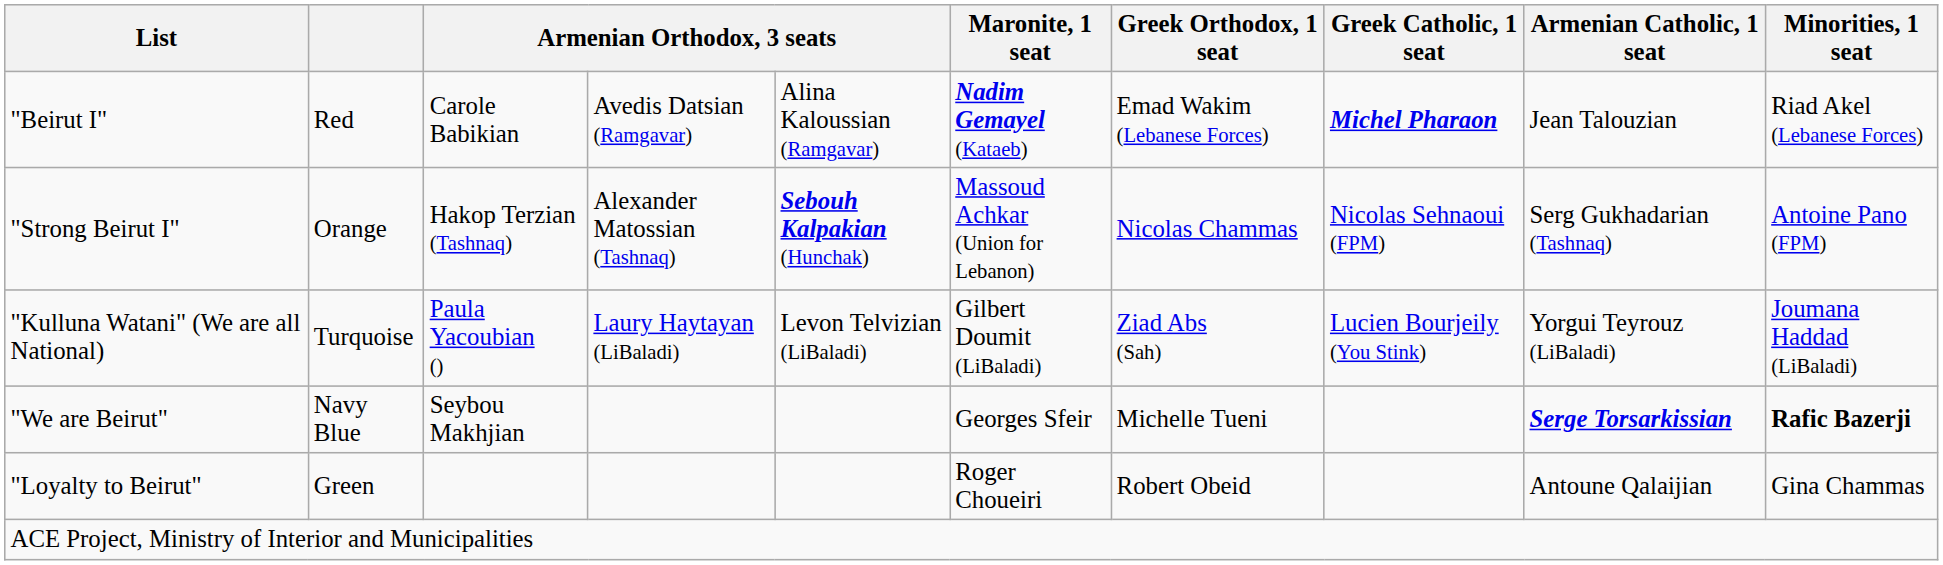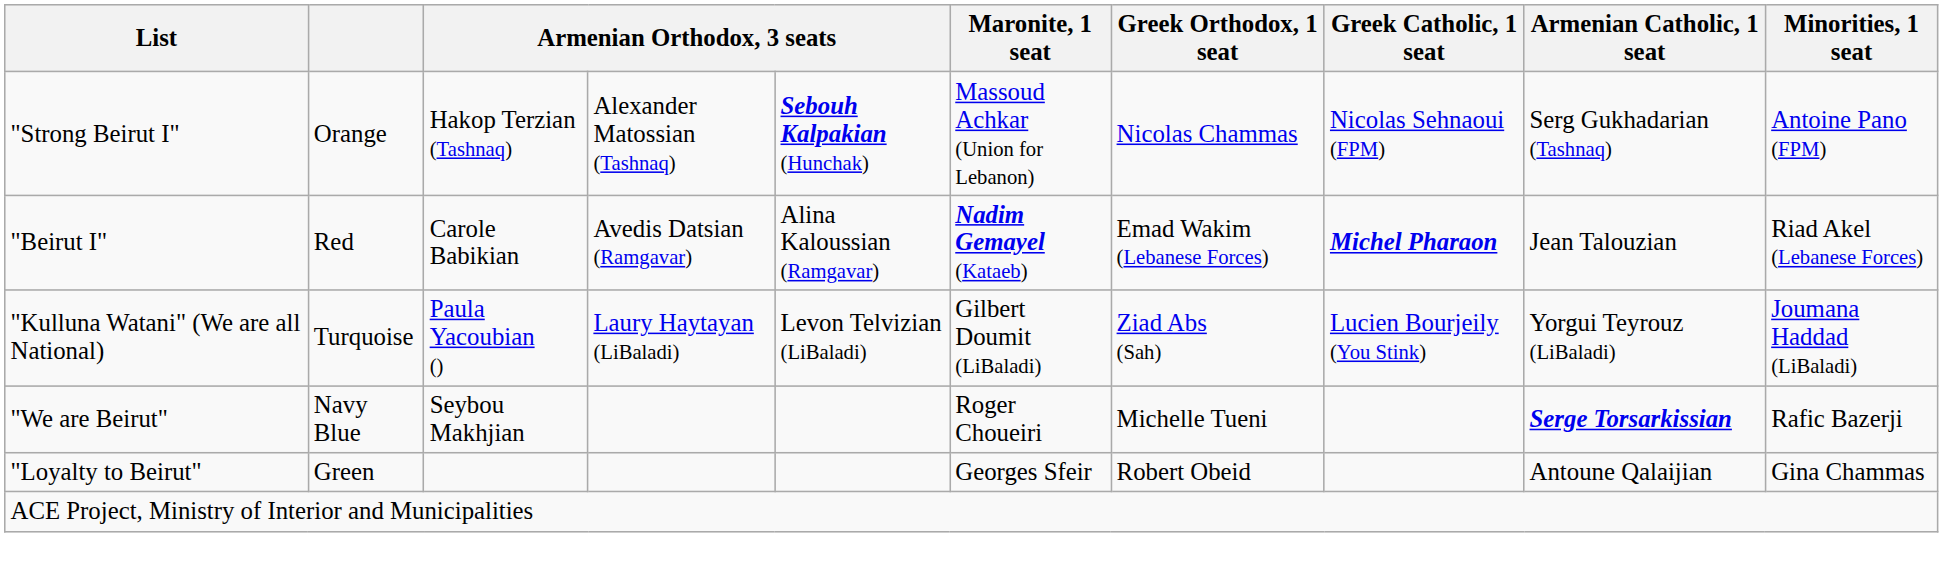rows swapped: (95, 228) <-> (59, 119)
(1024, 418) Georges Sfeir -> (999, 418) Roger Choueiri
(1841, 418) bold -> (1837, 418) normal
(999, 485) Roger Choueiri -> (1024, 471) Georges Sfeir
